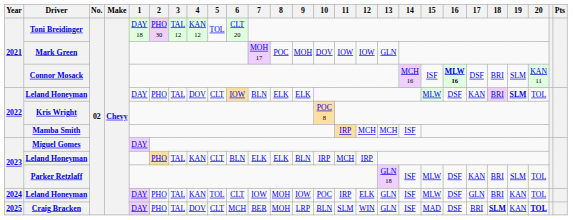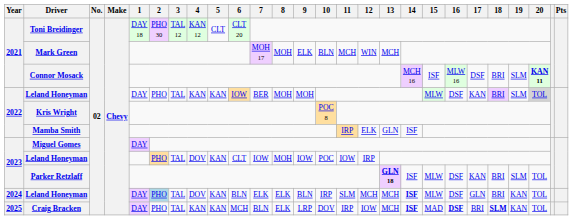(217, 29) TOL -> (218, 29) CLT
(281, 52) POC -> (283, 52) MOH
(303, 52) MOH -> (305, 52) ELK
(324, 52) DOV -> (326, 52) BLN
(345, 52) IOW -> (347, 52) MCH
(367, 52) IOW -> (369, 52) WIN
(388, 52) GLN -> (390, 52) MCH
(455, 76) bold -> (456, 75) normal
(539, 75) normal -> (540, 76) bold
(197, 94) DOV -> (197, 94) KAN
(217, 94) CLT -> (218, 94) KAN
(259, 94) BLN -> (261, 94) BER
(281, 94) ELK -> (283, 94) MOH
(303, 94) ELK -> (305, 94) MOH
(518, 94) bold -> (519, 94) normal
(539, 94) no background -> (540, 94) lightgrey background
(367, 131) MCH -> (369, 131) ELK
(388, 131) MCH -> (390, 131) GLN
(197, 158) KAN -> (197, 158) DOV
(217, 158) CLT -> (218, 158) KAN
(237, 158) BLN -> (239, 158) CLT
(259, 158) ELK -> (261, 158) IOW
(281, 158) ELK -> (283, 158) MOH
(303, 158) BLN -> (305, 158) IOW
(324, 158) IRP -> (326, 158) POC
(345, 158) MCH -> (347, 158) IOW
(388, 176) normal -> (390, 176) bold
(159, 195) no background -> (159, 195) lightblue background
(197, 195) KAN -> (197, 195) DOV
(217, 195) TOL -> (218, 195) KAN
(237, 195) CLT -> (239, 195) BLN
(259, 195) IOW -> (261, 195) ELK
(281, 195) MOH -> (283, 195) ELK
(303, 195) IOW -> (305, 195) BLN
(324, 195) POC -> (326, 195) IRP
(345, 195) IRP -> (347, 195) SLM
(367, 195) ELK -> (369, 195) MCH
(388, 195) GLN -> (390, 195) MCH
(410, 195) normal -> (412, 195) bold
(197, 208) DOV -> (197, 208) KAN
(217, 208) CLT -> (218, 208) KAN
(259, 208) BER -> (261, 208) BLN
(281, 208) MOH -> (283, 208) ELK
(324, 208) BLN -> (326, 208) DOV
(345, 208) SLM -> (347, 208) IRP
(367, 208) WIN -> (369, 208) IOW
(388, 208) GLN -> (390, 208) MCH
(410, 208) normal -> (412, 208) bold
(455, 208) normal -> (456, 208) bold
(539, 208) bold -> (540, 208) normal
